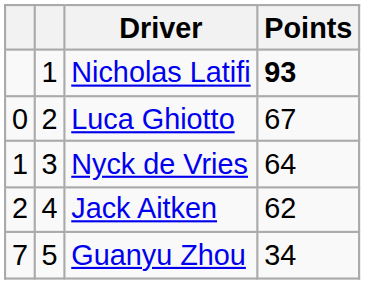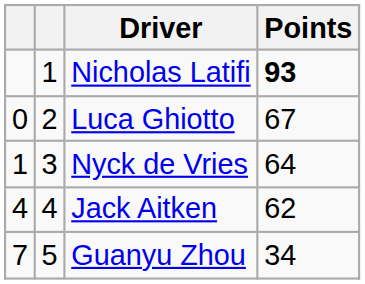(20, 209) 2 -> (20, 209) 4
